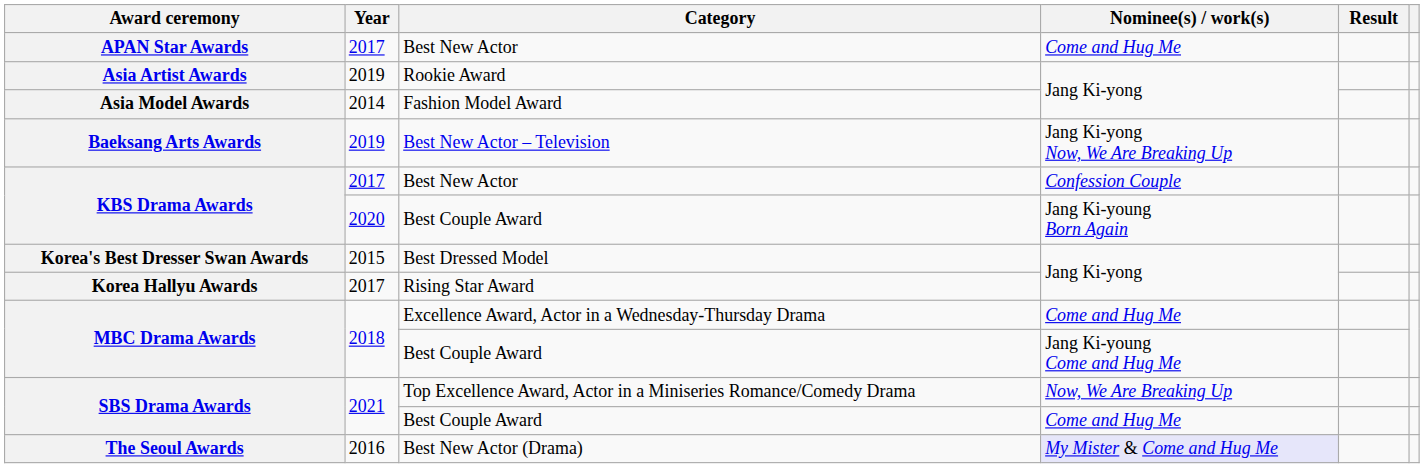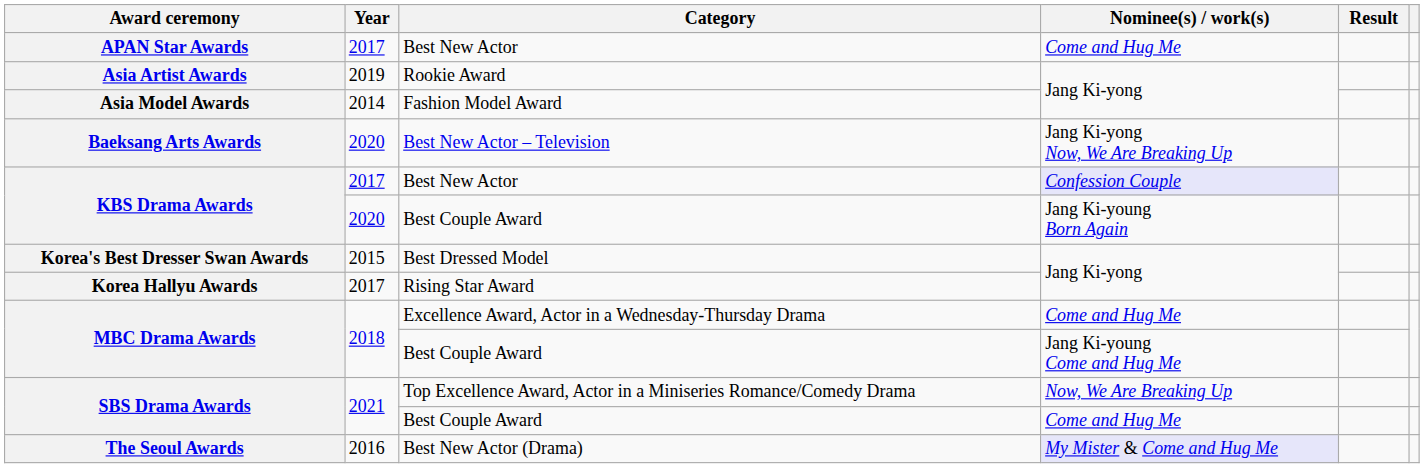(367, 142) 2019 -> (367, 142) 2020
(1113, 180) no background -> (1113, 180) lavender background
